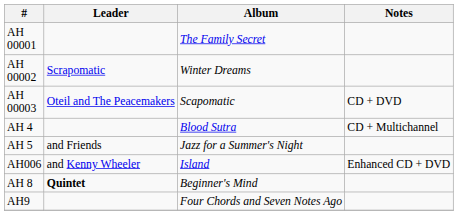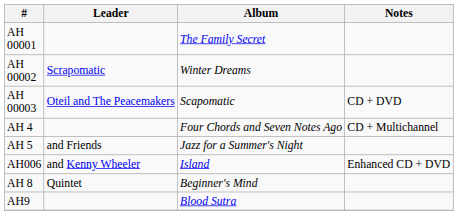(208, 127) Blood Sutra -> (261, 127) Four Chords and Seven Notes Ago
(66, 182) bold -> (64, 182) normal
(261, 201) Four Chords and Seven Notes Ago -> (208, 201) Blood Sutra
